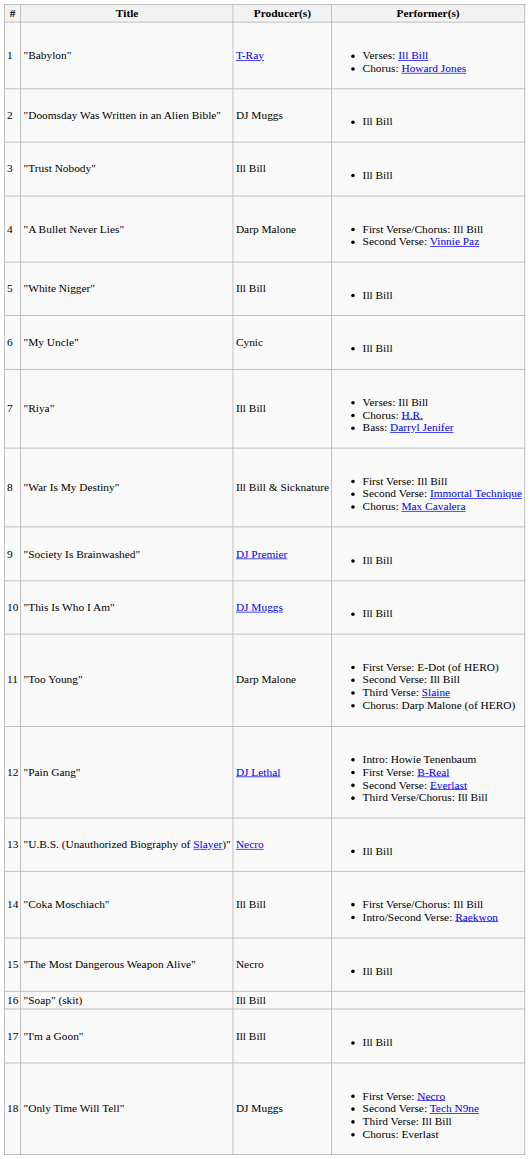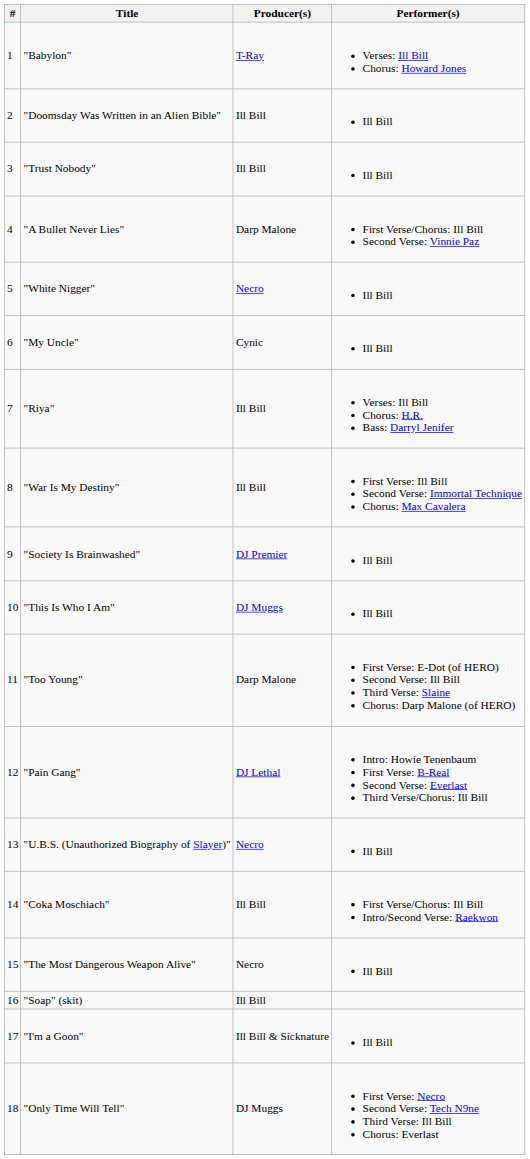(259, 115) DJ Muggs -> (251, 115) Ill Bill
(251, 288) Ill Bill -> (250, 288) Necro
(282, 487) Ill Bill & Sicknature -> (251, 487) Ill Bill
(251, 1036) Ill Bill -> (282, 1036) Ill Bill & Sicknature
